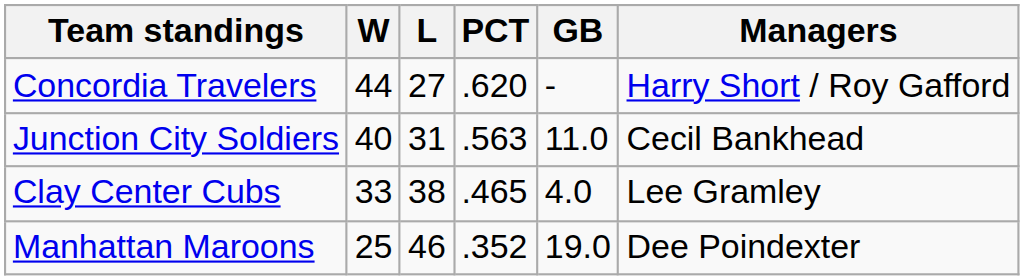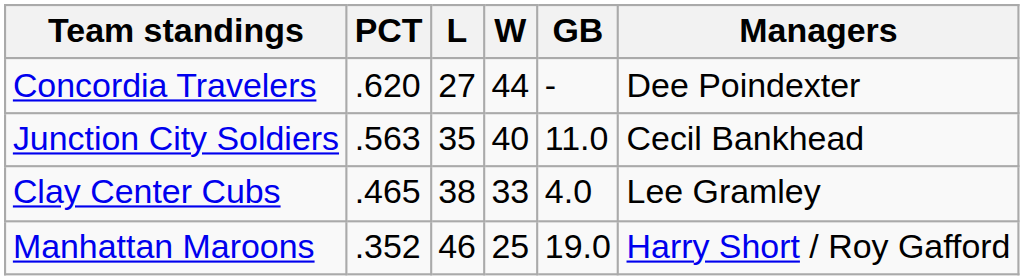columns swapped: (374, 31) <-> (495, 31)
(818, 85) Harry Short / Roy Gafford -> (743, 85) Dee Poindexter
(427, 138) 31 -> (457, 138) 35
(743, 246) Dee Poindexter -> (818, 246) Harry Short / Roy Gafford
